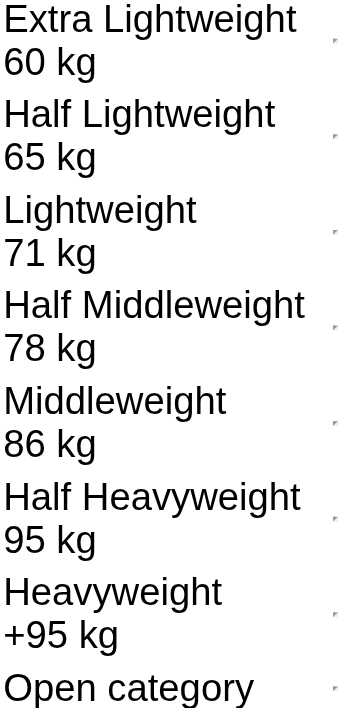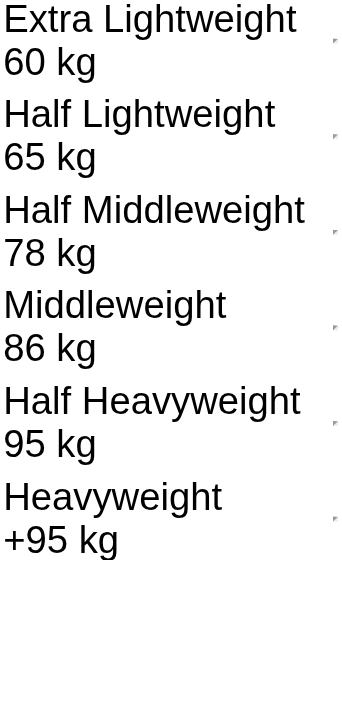- row: (100, 231)
- row: (129, 688)
